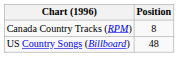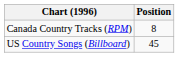(154, 44) 48 -> (154, 44) 45
